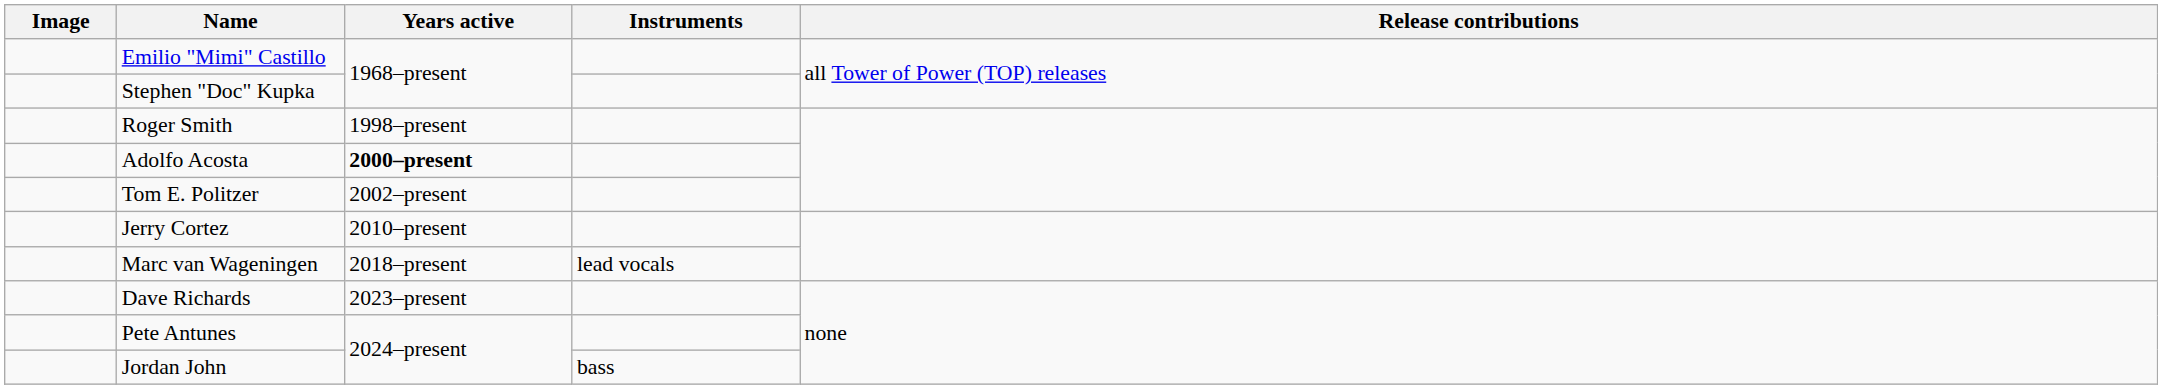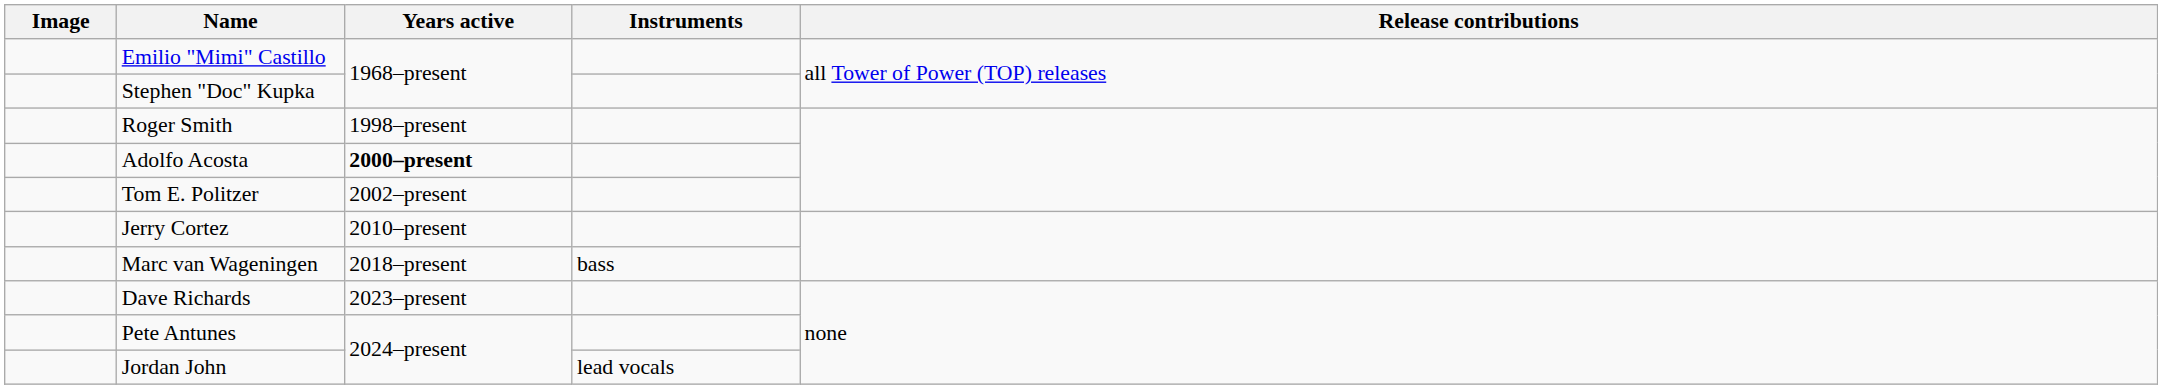(626, 263) lead vocals -> (596, 263) bass
(596, 366) bass -> (626, 366) lead vocals
